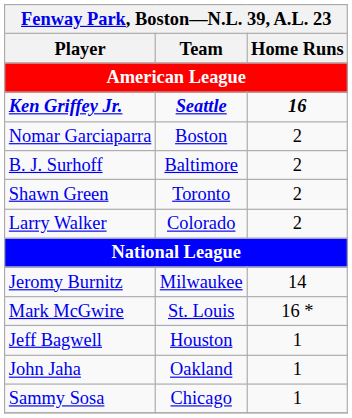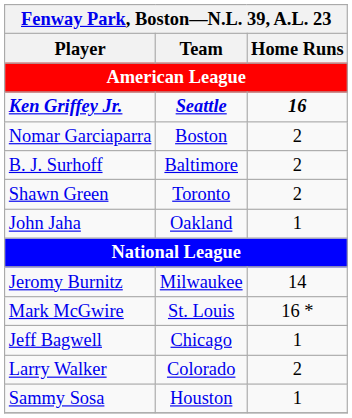rows swapped: (45, 369) <-> (58, 223)
(201, 340) Houston -> (201, 340) Chicago
(201, 398) Chicago -> (201, 398) Houston
